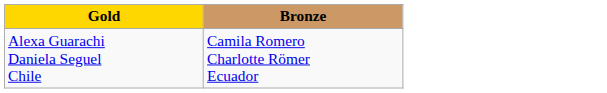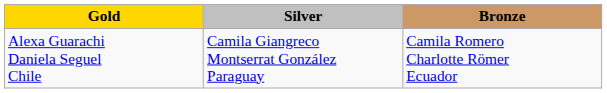+ column: (303, 16)
